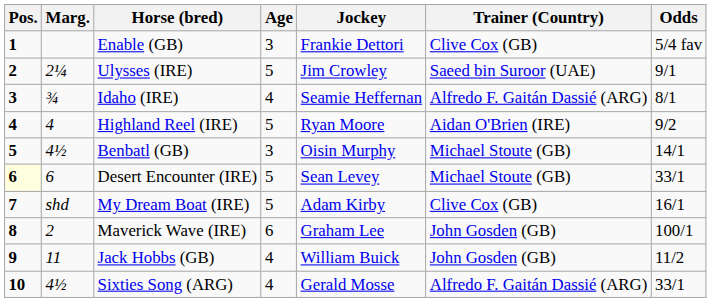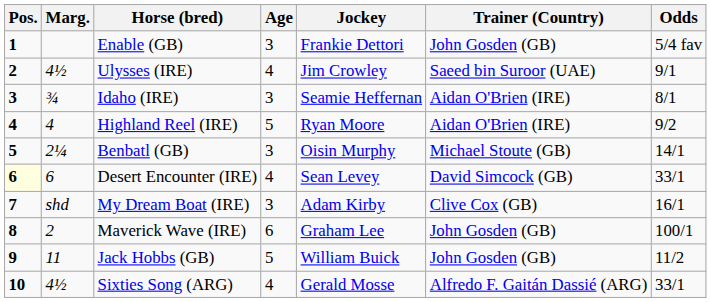(483, 44) Clive Cox (GB) -> (493, 44) John Gosden (GB)
(56, 71) 2¼ -> (56, 71) 4½
(269, 71) 5 -> (269, 71) 4
(269, 97) 4 -> (269, 97) 3
(539, 97) Alfredo F. Gaitán Dassié (ARG) -> (500, 97) Aidan O'Brien (IRE)
(56, 151) 4½ -> (56, 151) 2¼
(269, 177) 5 -> (269, 177) 4
(500, 177) Michael Stoute (GB) -> (501, 177) David Simcock (GB)
(269, 204) 5 -> (269, 204) 3
(269, 257) 4 -> (269, 257) 5
